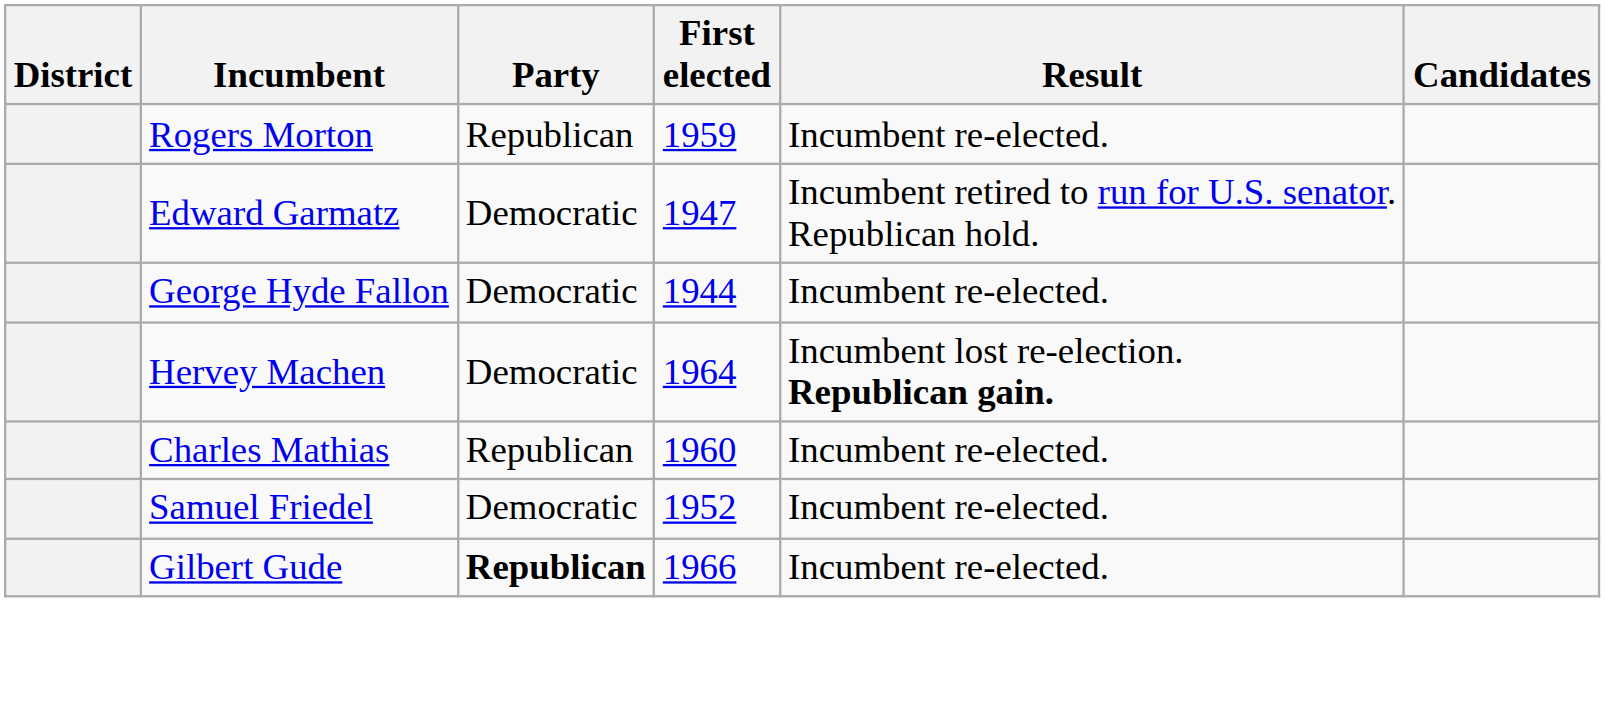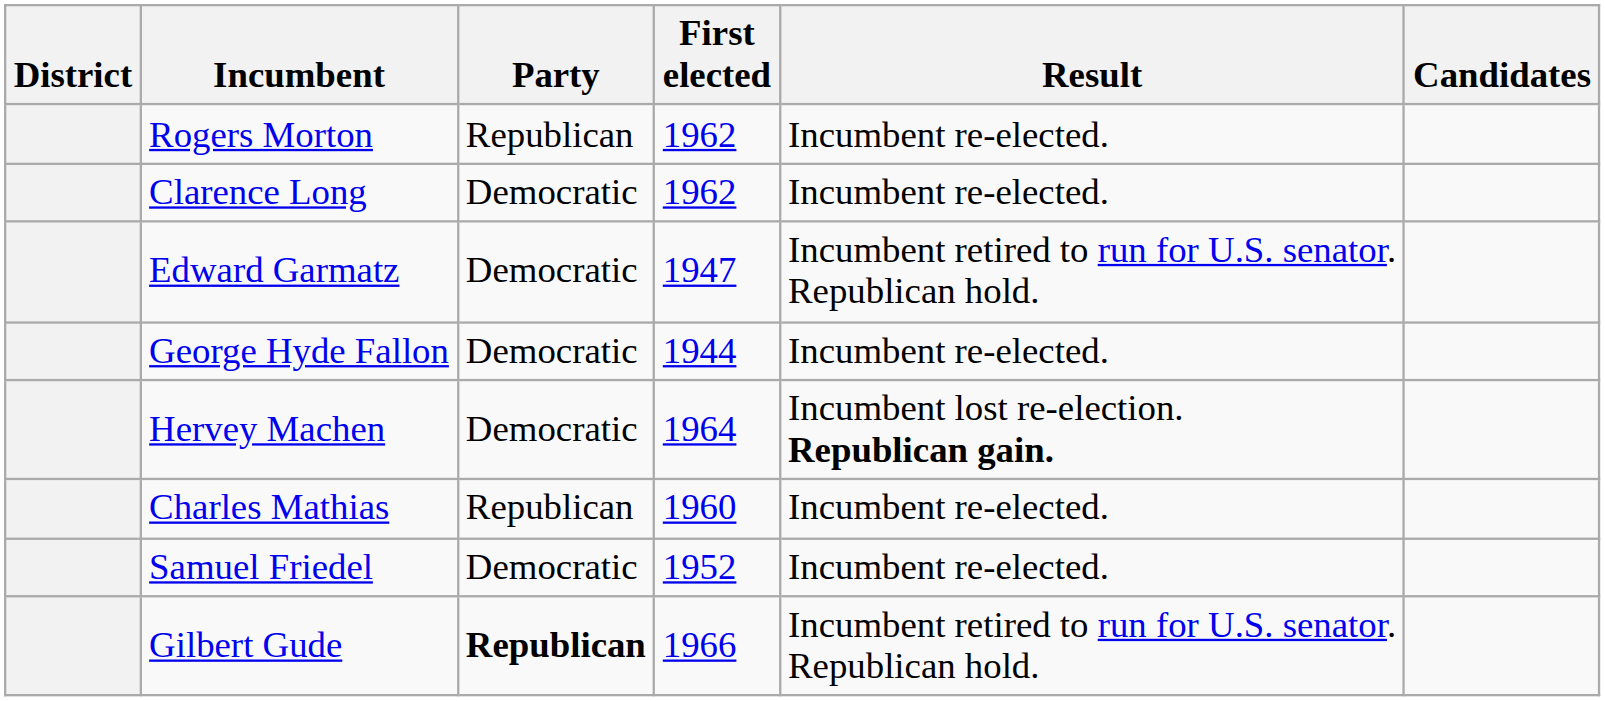(700, 133) 1959 -> (700, 133) 1962
+ row: (258, 191)
(948, 566) Incumbent re-elected. -> (1092, 645) Incumbent retired to run for U.S. senator. Republican hold.
